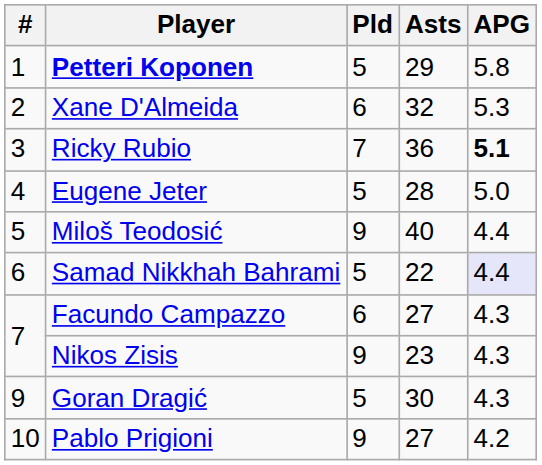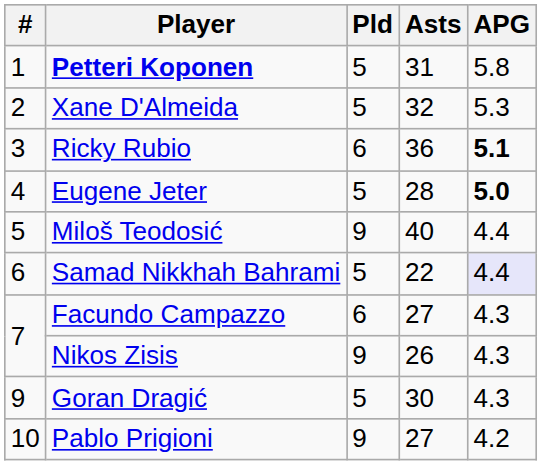(419, 66) 29 -> (419, 66) 31
(360, 107) 6 -> (360, 107) 5
(360, 149) 7 -> (360, 149) 6
(492, 190) normal -> (492, 190) bold
(419, 356) 23 -> (419, 356) 26
